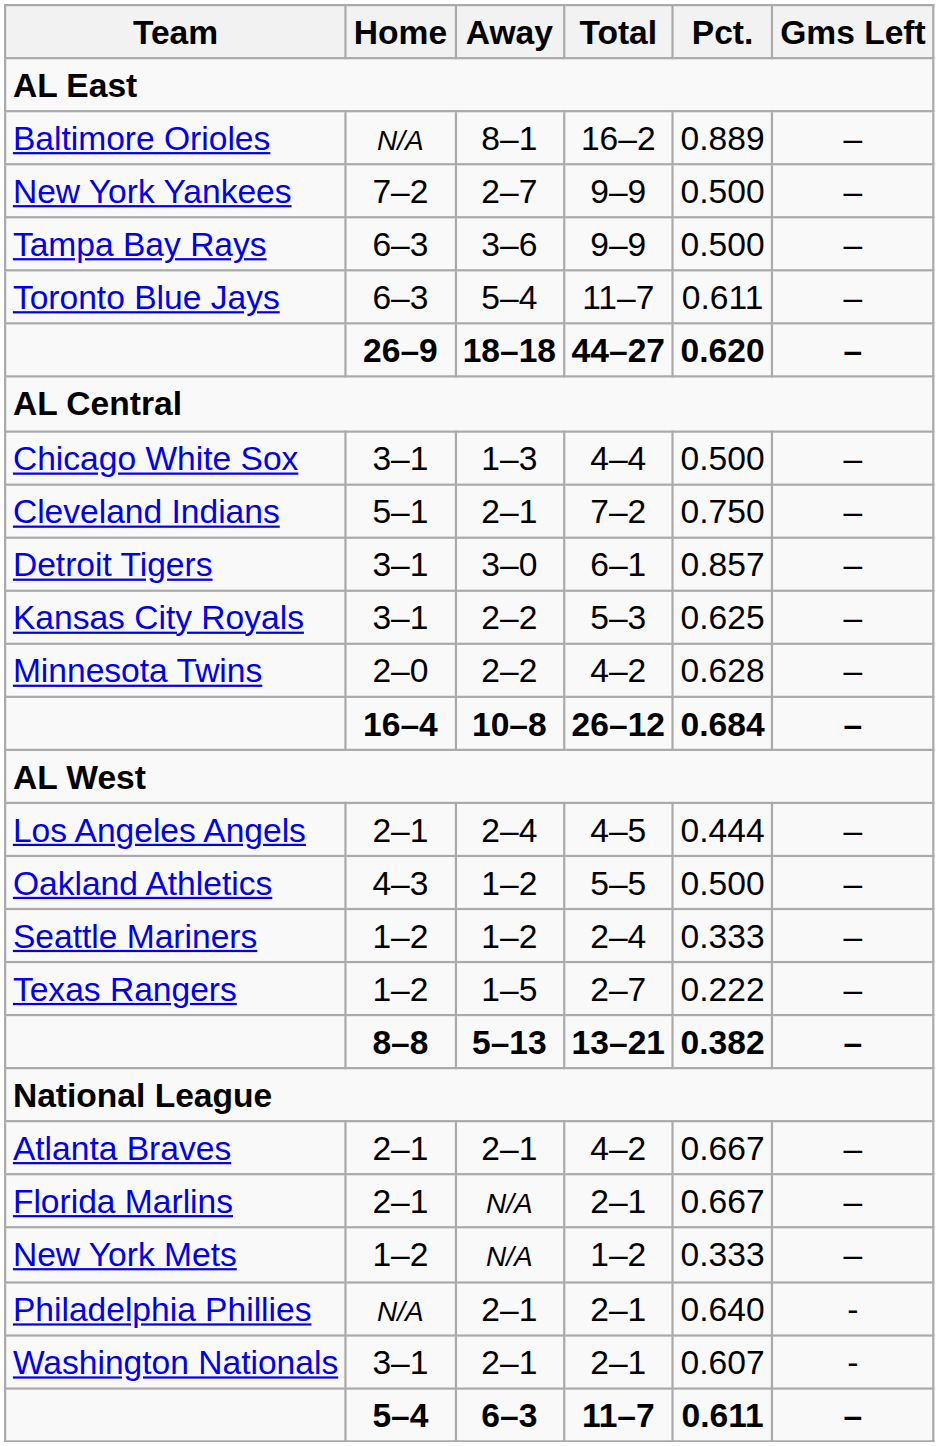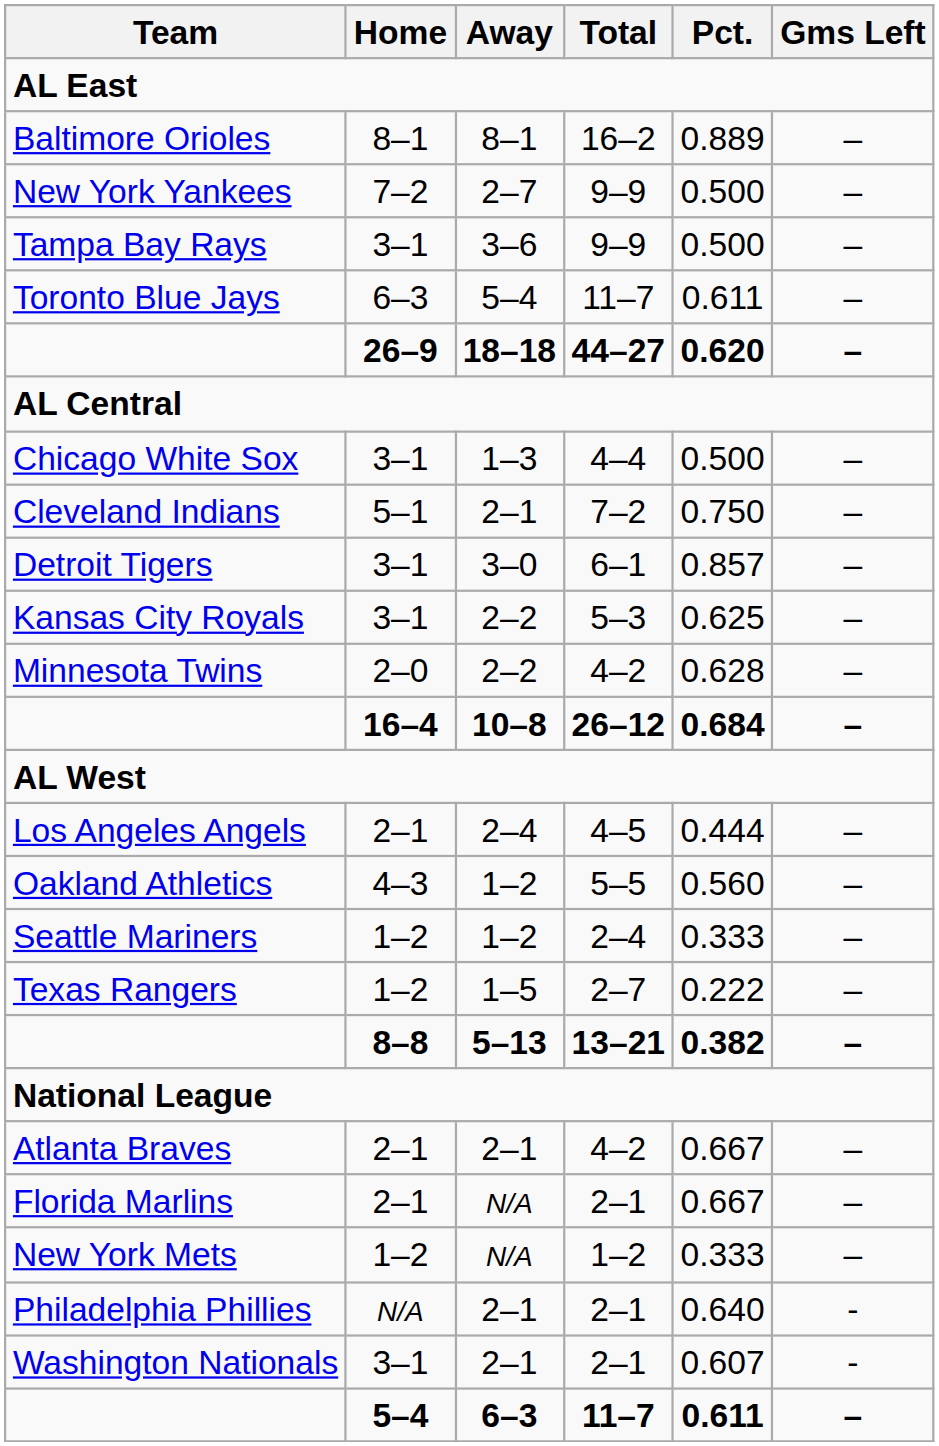(400, 138) N/A -> (400, 138) 8–1
(400, 245) 6–3 -> (400, 245) 3–1
(723, 883) 0.500 -> (723, 883) 0.560
